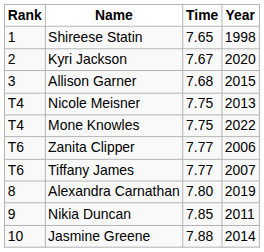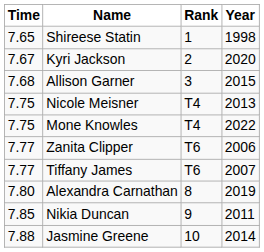columns swapped: (25, 15) <-> (202, 15)
